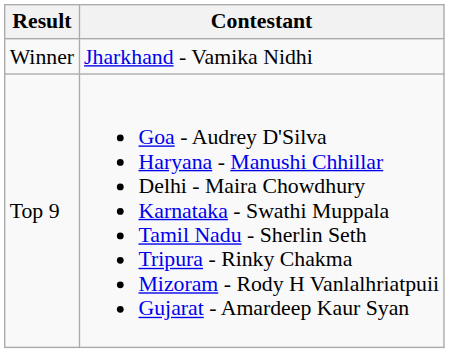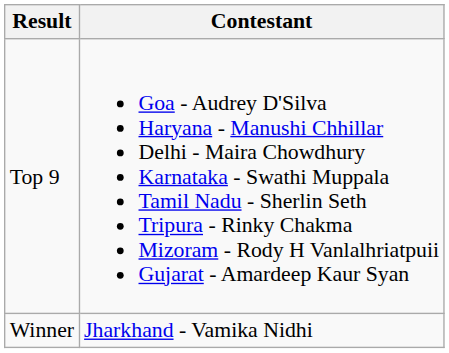rows swapped: (42, 56) <-> (35, 210)
